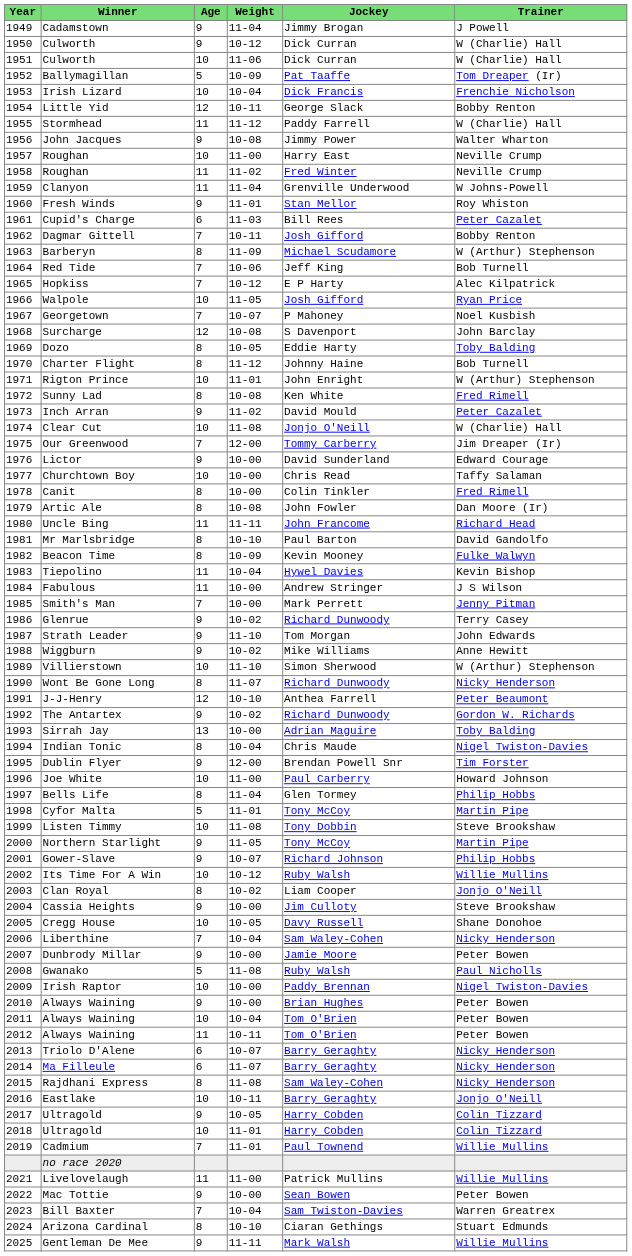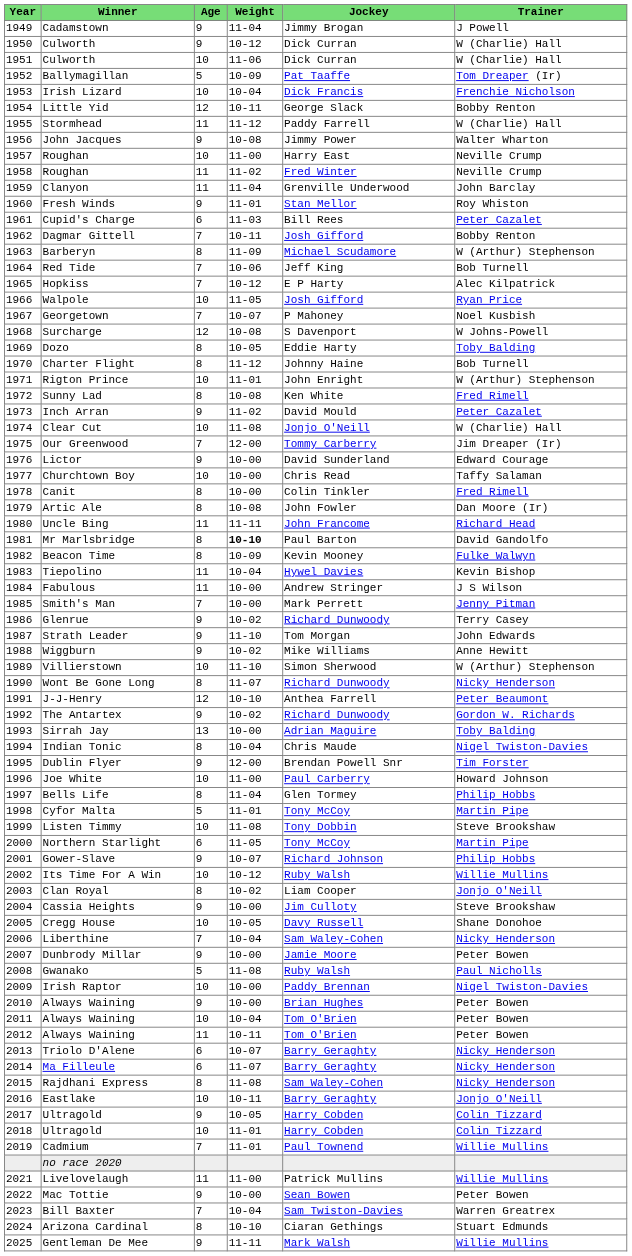(502, 188) W Johns-Powell -> (496, 188) John Barclay
(496, 332) John Barclay -> (502, 332) W Johns-Powell
(245, 540) normal -> (245, 540) bold
(199, 843) 9 -> (199, 843) 6
